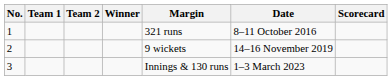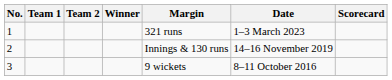(275, 31) 8–11 October 2016 -> (269, 31) 1–3 March 2023
(165, 49) 9 wickets -> (187, 49) Innings & 130 runs
(187, 66) Innings & 130 runs -> (165, 66) 9 wickets
(269, 66) 1–3 March 2023 -> (275, 66) 8–11 October 2016
